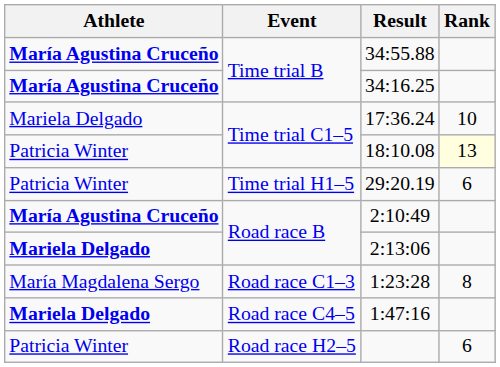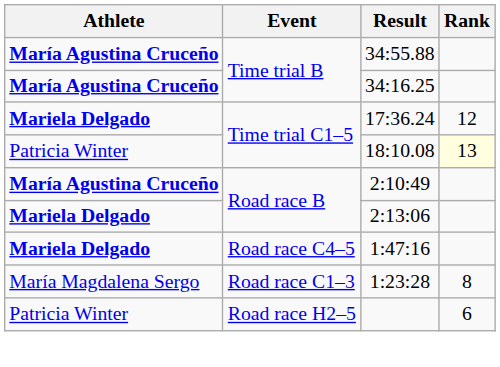(76, 118) normal -> (80, 118) bold
(467, 118) 10 -> (467, 118) 12
- row: (400, 183)
rows swapped: (400, 281) <-> (400, 313)
